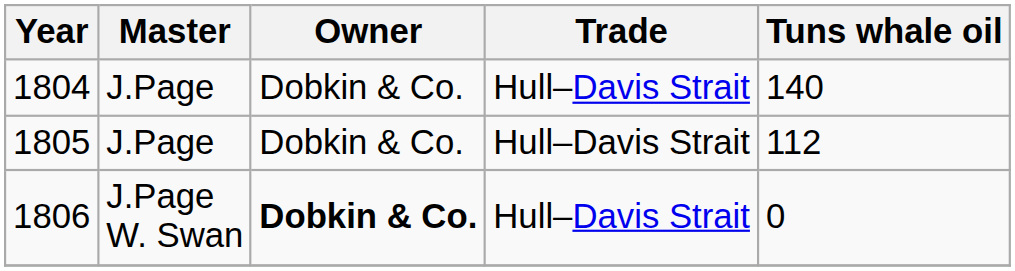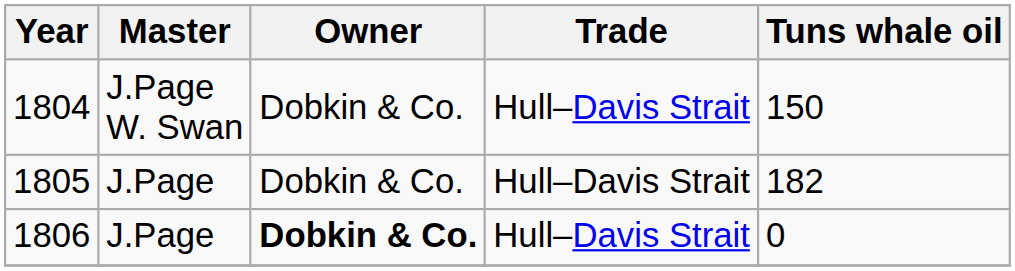(160, 87) J.Page -> (175, 106) J.Page W. Swan
(795, 87) 140 -> (795, 106) 150
(794, 142) 112 -> (795, 181) 182
(175, 216) J.Page W. Swan -> (160, 236) J.Page
